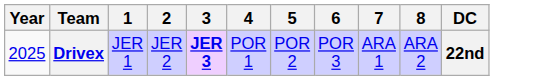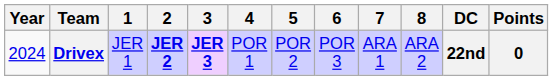+ column: (519, 17)
(27, 53) 2025 -> (27, 53) 2024
(167, 53) normal -> (167, 53) bold
